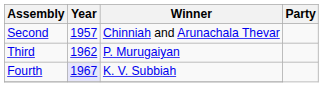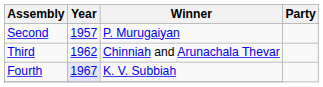(191, 33) Chinniah and Arunachala Thevar -> (141, 33) P. Murugaiyan
(141, 52) P. Murugaiyan -> (191, 52) Chinniah and Arunachala Thevar
